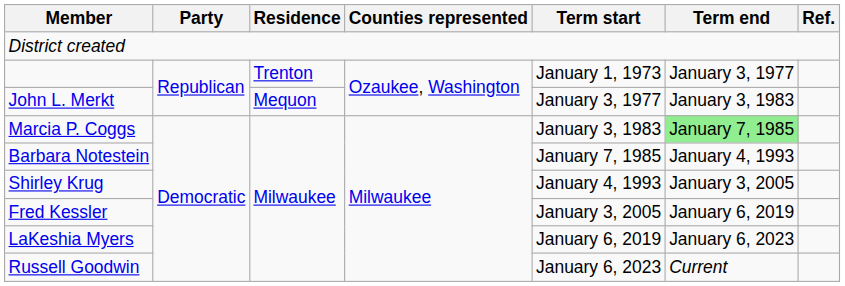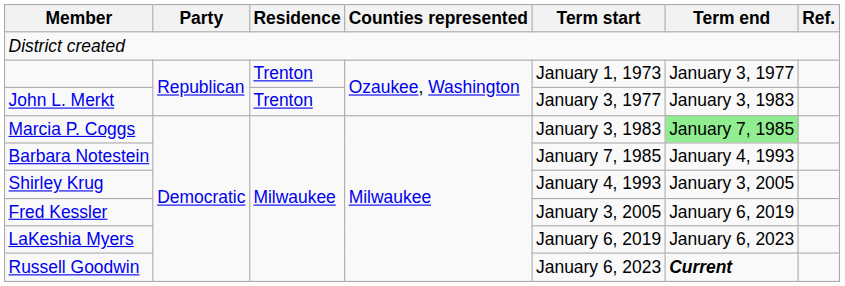(285, 101) Mequon -> (283, 101) Trenton
(698, 267) normal -> (701, 267) bold
